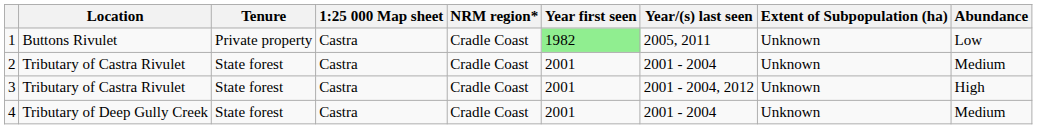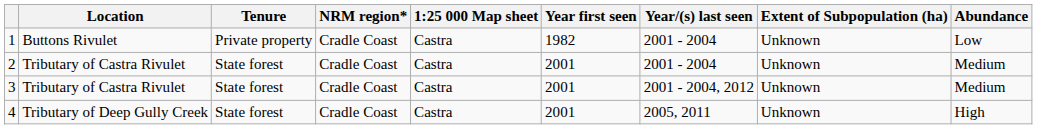columns swapped: (494, 16) <-> (381, 16)
(560, 40) lightgreen background -> (560, 40) no background
(677, 40) 2005, 2011 -> (680, 40) 2001 - 2004
(970, 87) High -> (980, 87) Medium
(680, 111) 2001 - 2004 -> (677, 111) 2005, 2011
(980, 111) Medium -> (970, 111) High
